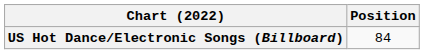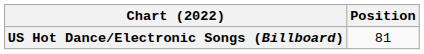(383, 38) 84 -> (383, 38) 81
